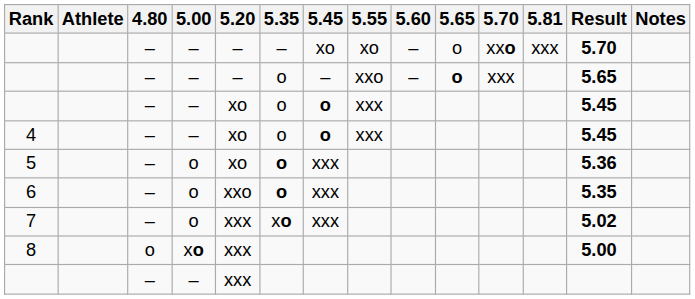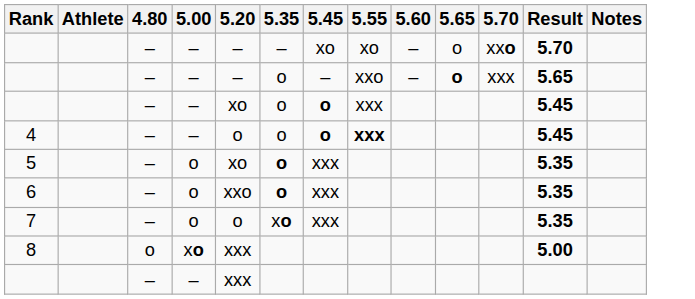- column: (545, 18)
(238, 134) xo -> (238, 134) o
(369, 134) normal -> (369, 134) bold
(599, 163) 5.36 -> (555, 163) 5.35
(238, 221) xxx -> (238, 221) o
(599, 221) 5.02 -> (555, 221) 5.35
